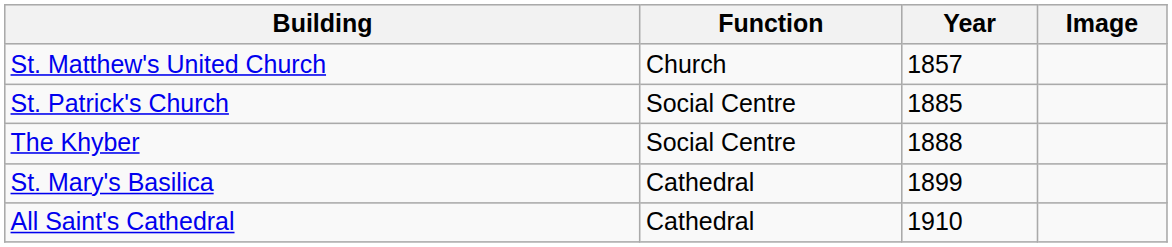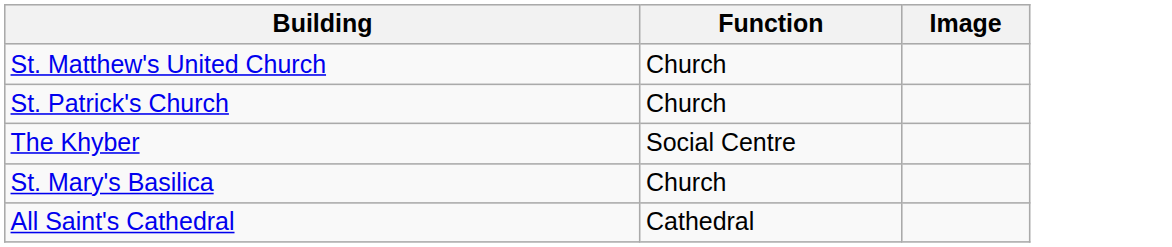- column: (970, 24)
(721, 103) Social Centre -> (686, 103) Church
(700, 182) Cathedral -> (686, 182) Church
